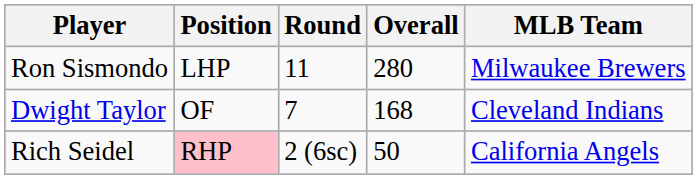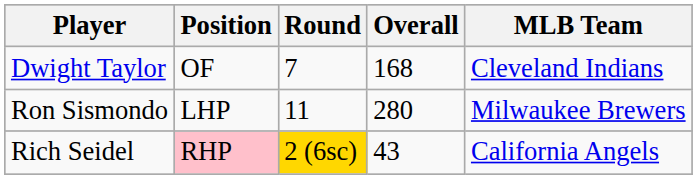rows swapped: (88, 109) <-> (90, 67)
(321, 151) no background -> (321, 151) gold background
(386, 151) 50 -> (386, 151) 43
